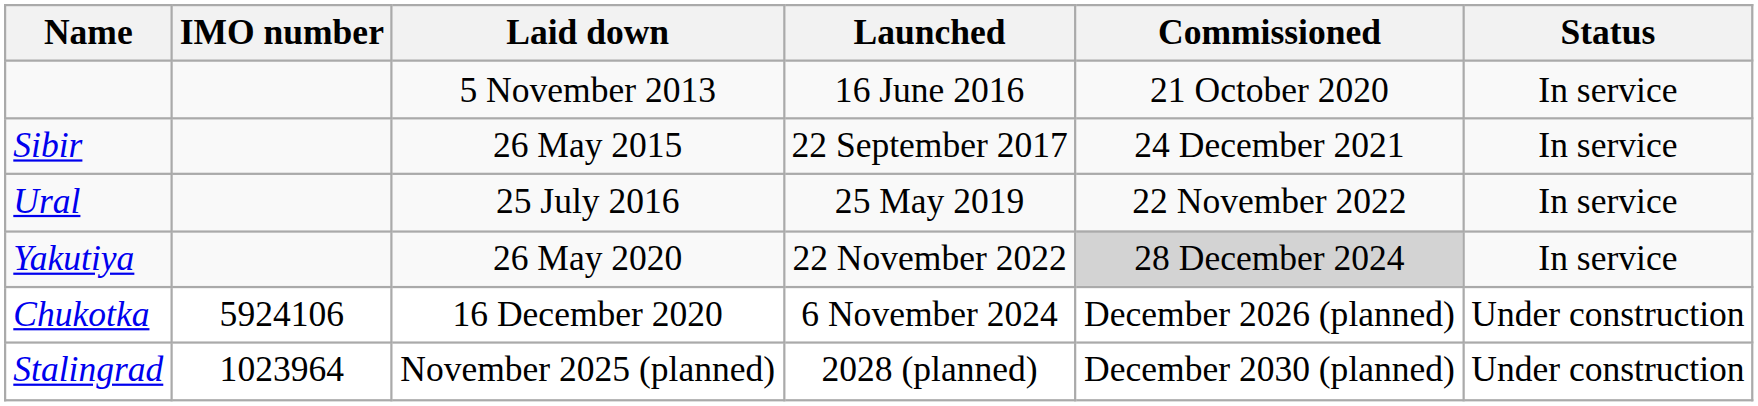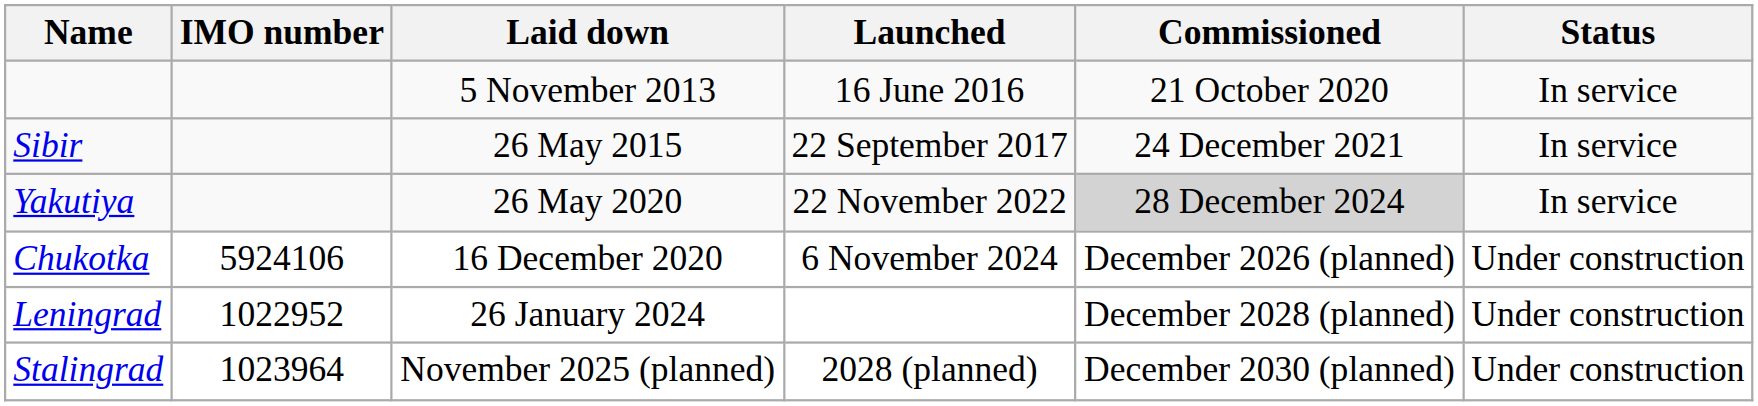- row: (47, 201)
+ row: (87, 314)
